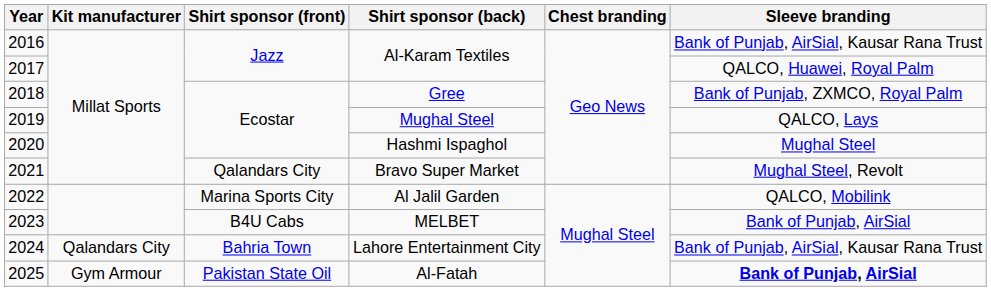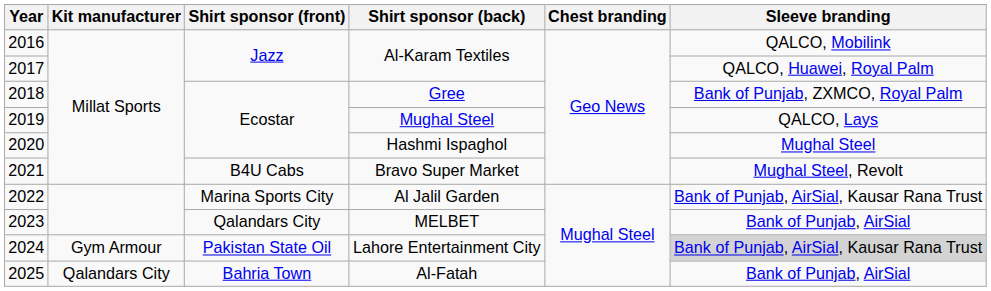(828, 42) Bank of Punjab, AirSial, Kausar Rana Trust -> (828, 42) QALCO, Mobilink
(267, 171) Qalandars City -> (267, 171) B4U Cabs
(828, 196) QALCO, Mobilink -> (828, 196) Bank of Punjab, AirSial, Kausar Rana Trust
(267, 222) B4U Cabs -> (267, 222) Qalandars City
(116, 247) Qalandars City -> (116, 247) Gym Armour
(267, 247) Bahria Town -> (267, 247) Pakistan State Oil
(828, 247) no background -> (828, 247) lightgrey background
(116, 273) Gym Armour -> (116, 273) Qalandars City
(267, 273) Pakistan State Oil -> (267, 273) Bahria Town
(828, 273) bold -> (828, 273) normal
